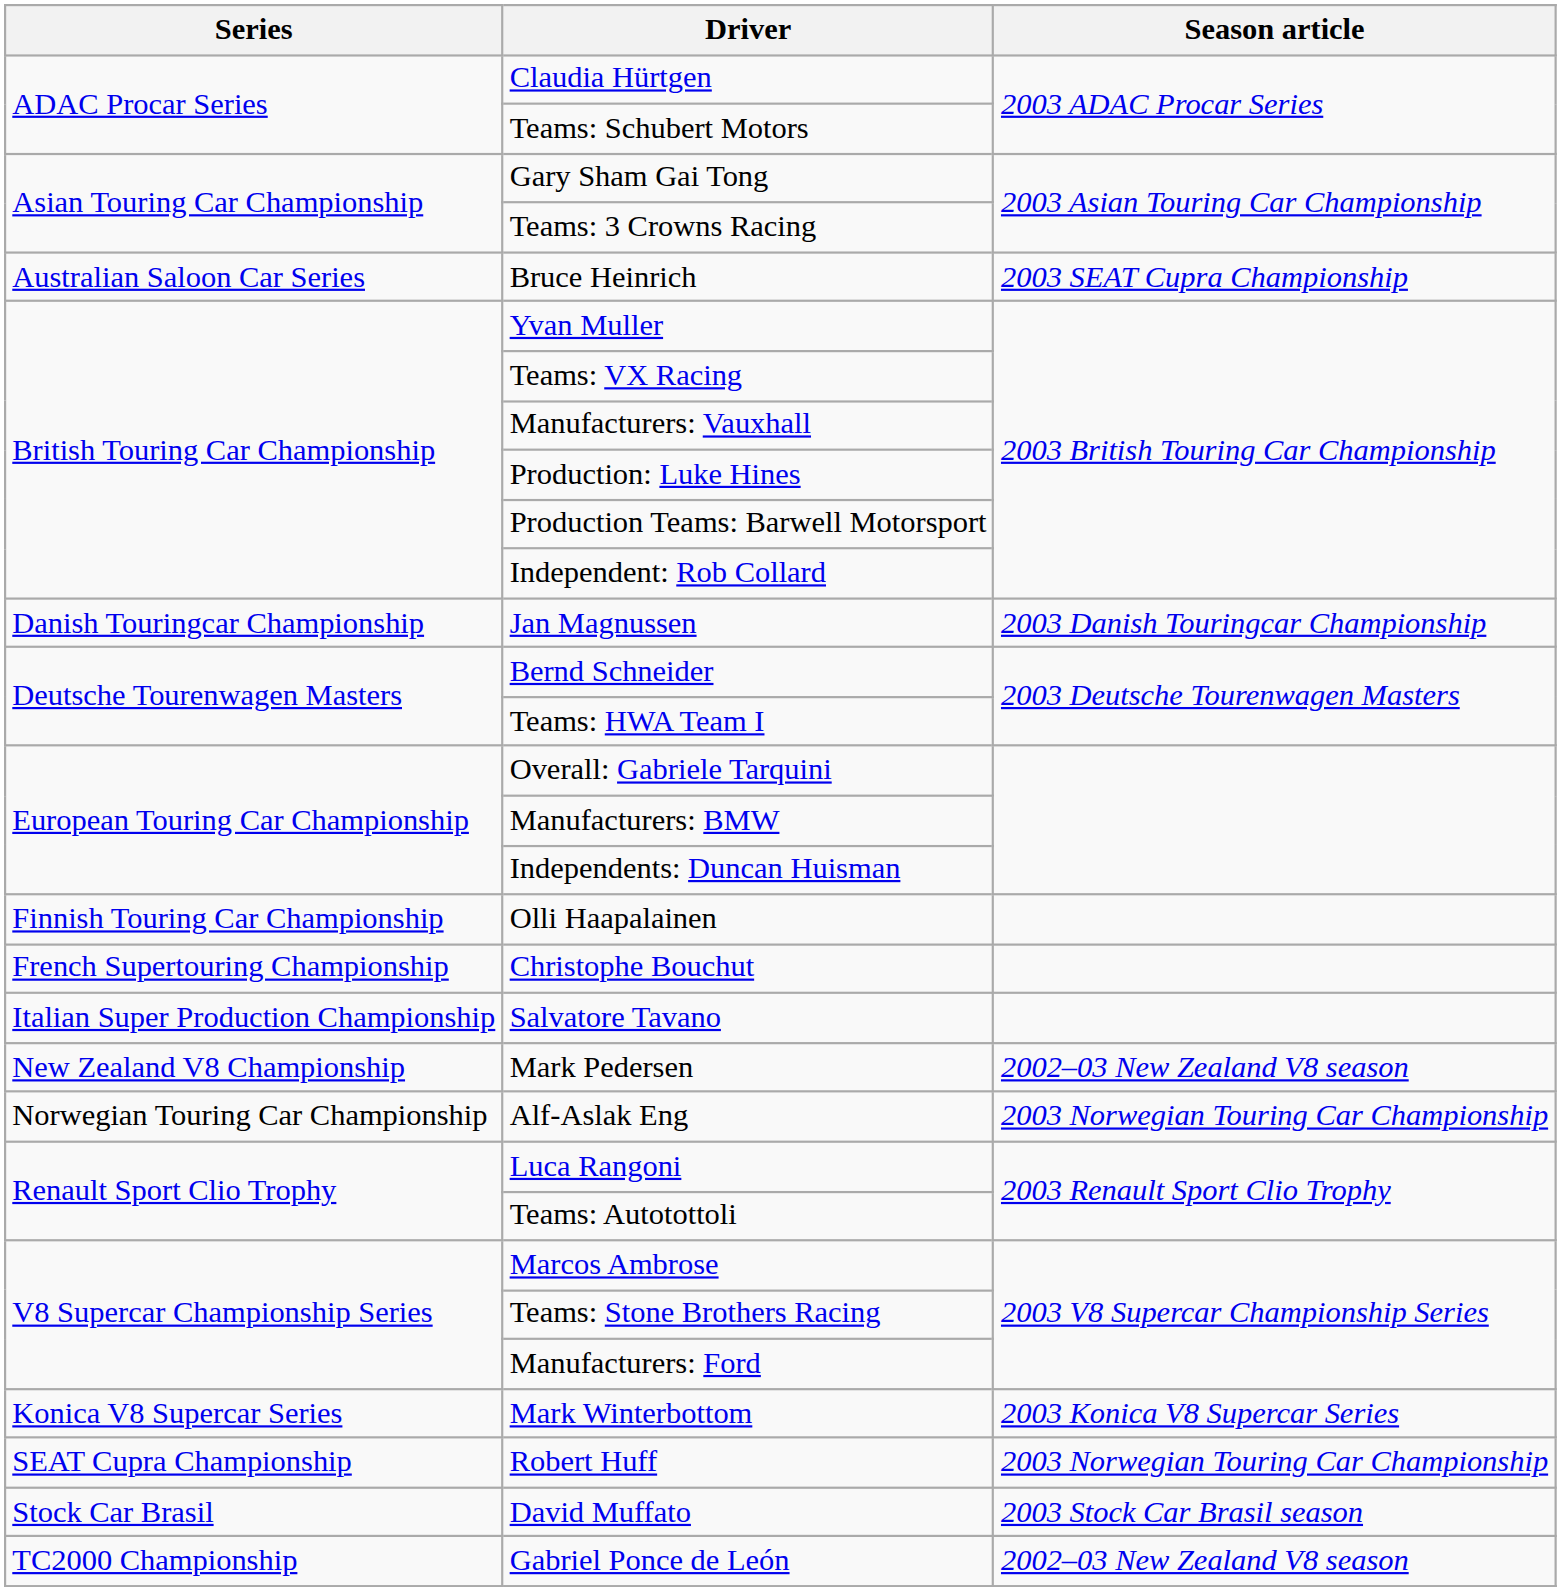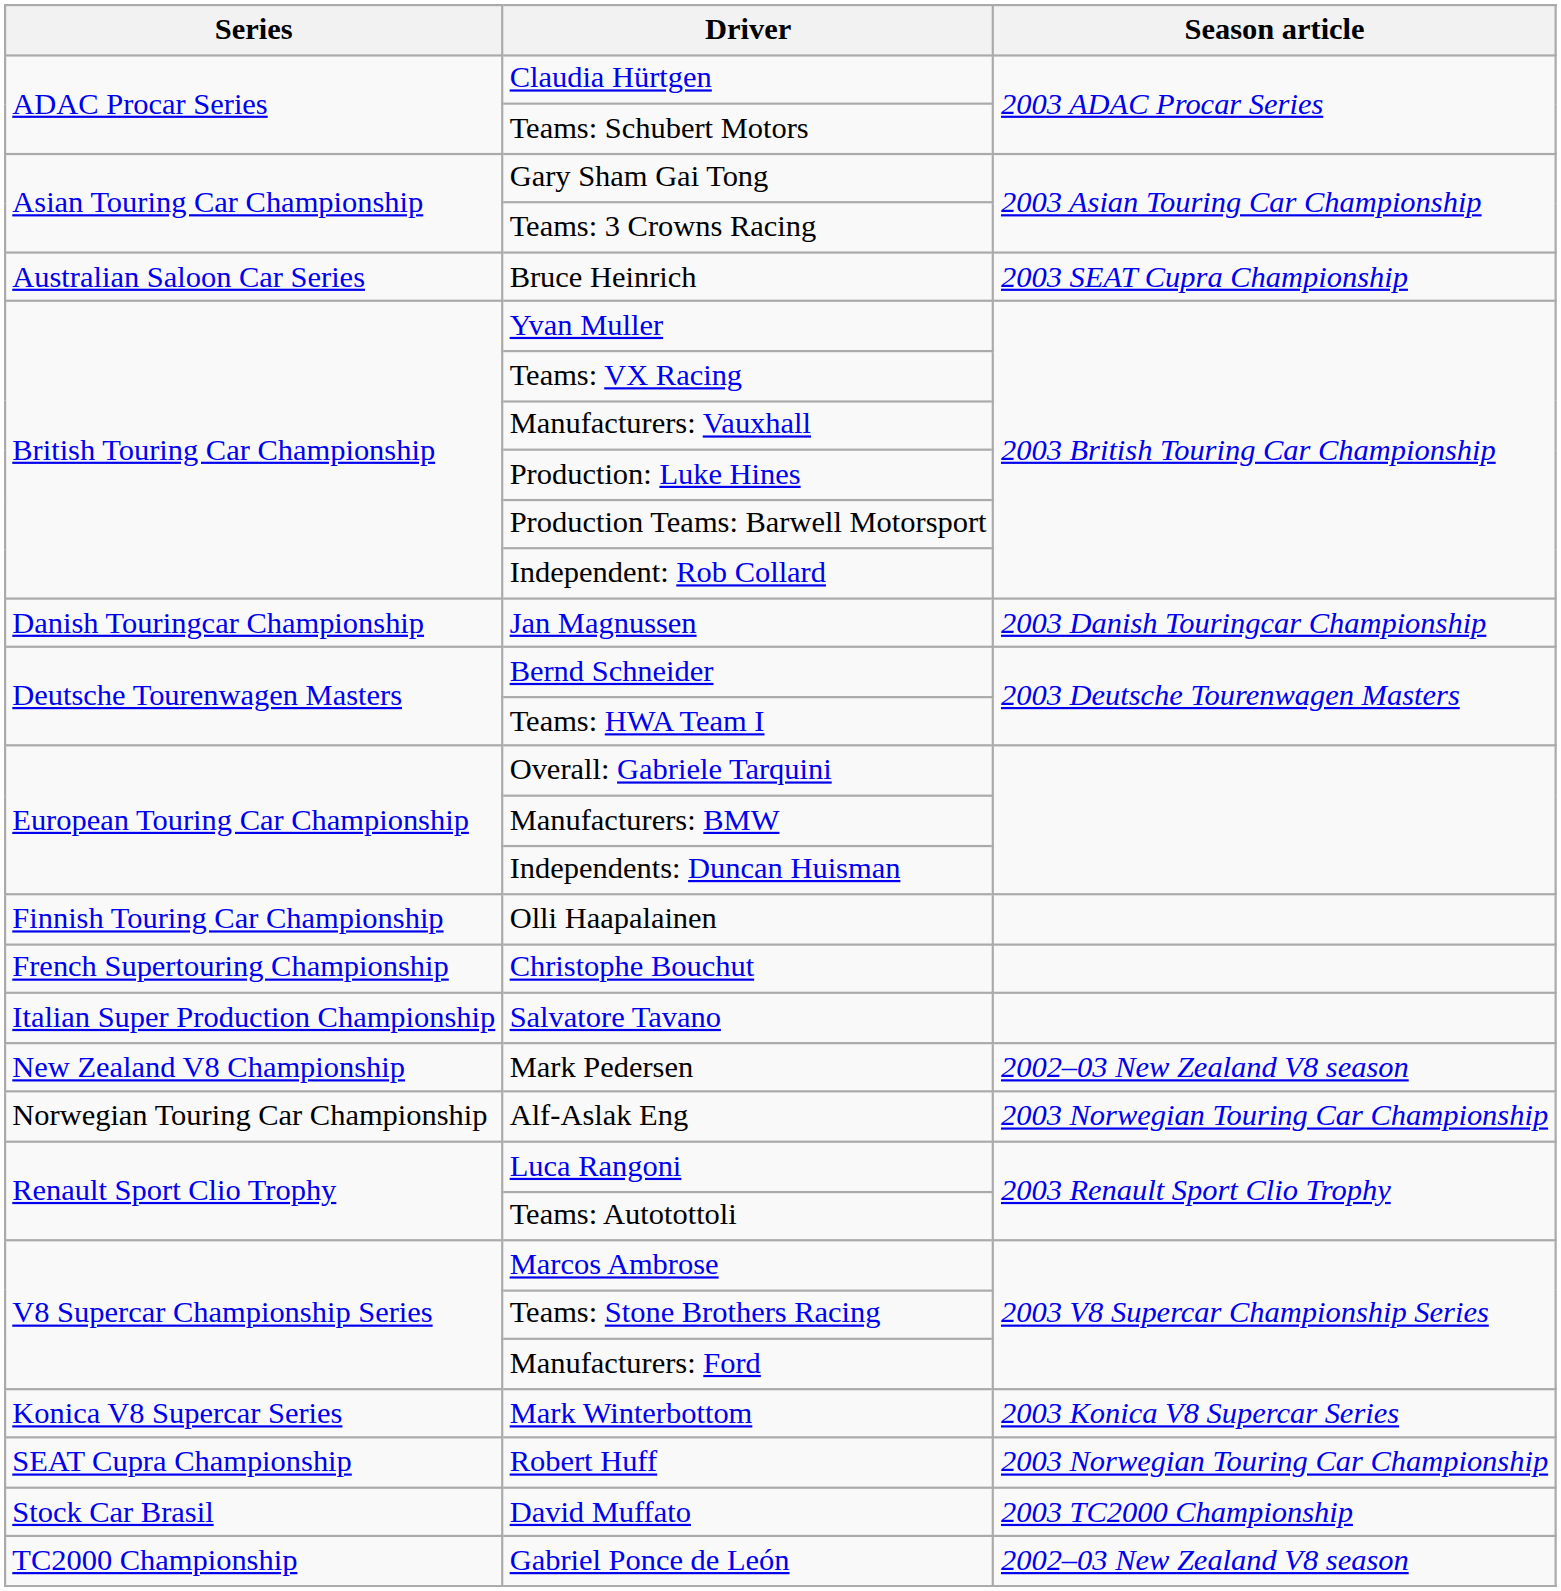(1182, 1511) 2003 Stock Car Brasil season -> (1177, 1511) 2003 TC2000 Championship
